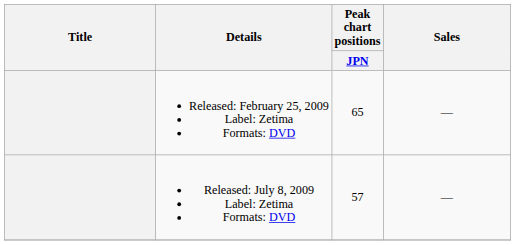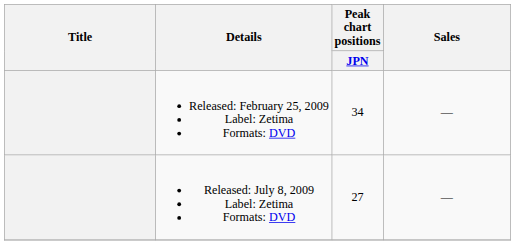(357, 112) 65 -> (357, 112) 34
(357, 197) 57 -> (357, 197) 27
